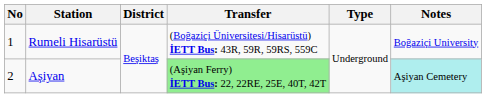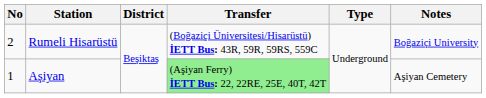(10, 41) 1 -> (10, 41) 2
(10, 75) 2 -> (10, 75) 1
(431, 76) paleturquoise background -> (431, 76) no background
